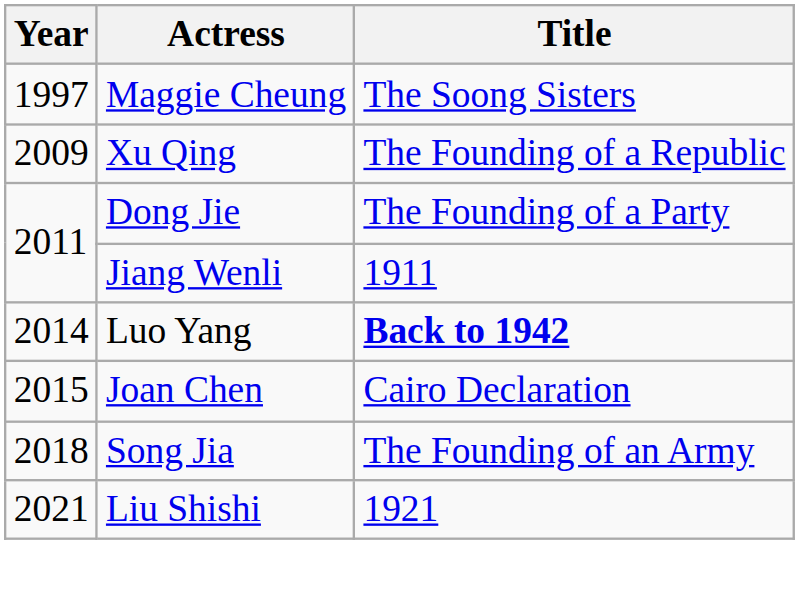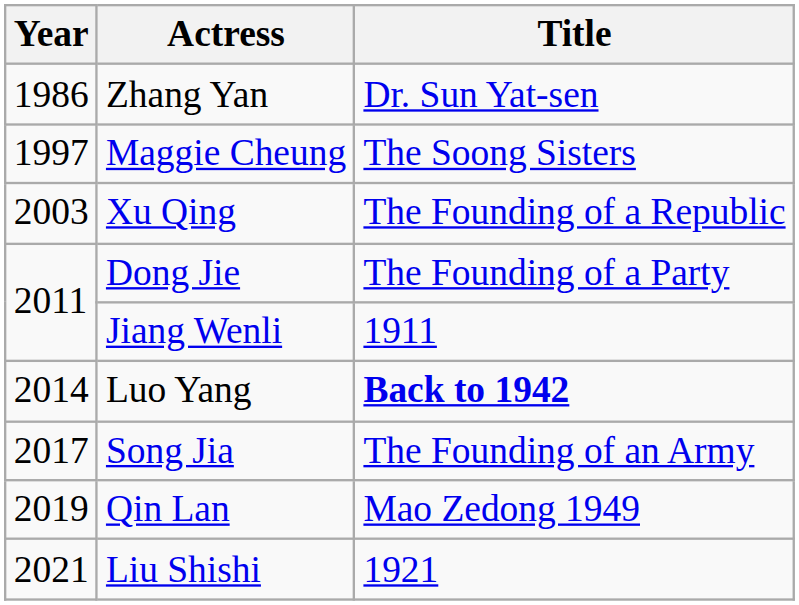+ row: (187, 93)
(51, 152) 2009 -> (51, 212) 2003
- row: (184, 390)
(51, 449) 2018 -> (51, 449) 2017
+ row: (168, 509)
